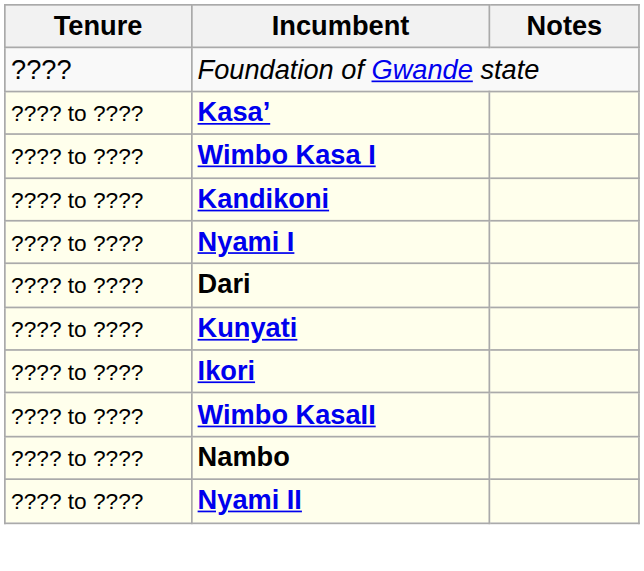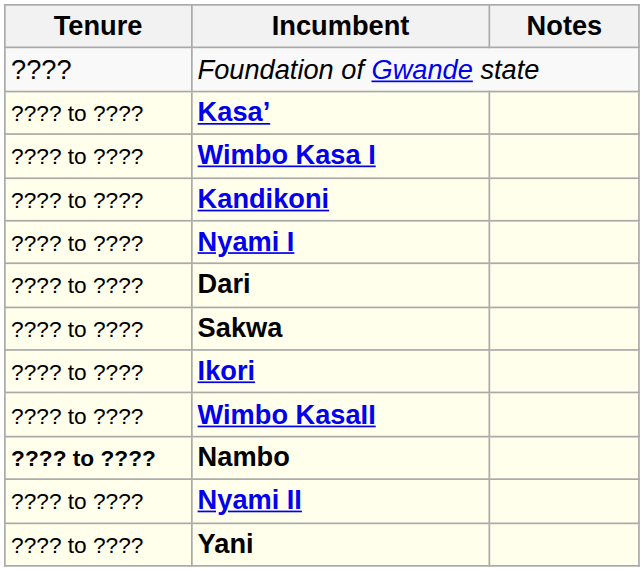- row: (247, 328)
+ row: (240, 328)
(77, 459) normal -> (83, 457) bold
+ row: (226, 543)
